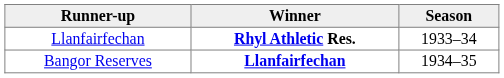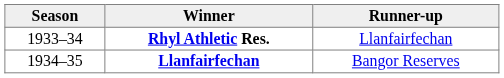columns swapped: (449, 15) <-> (98, 15)
